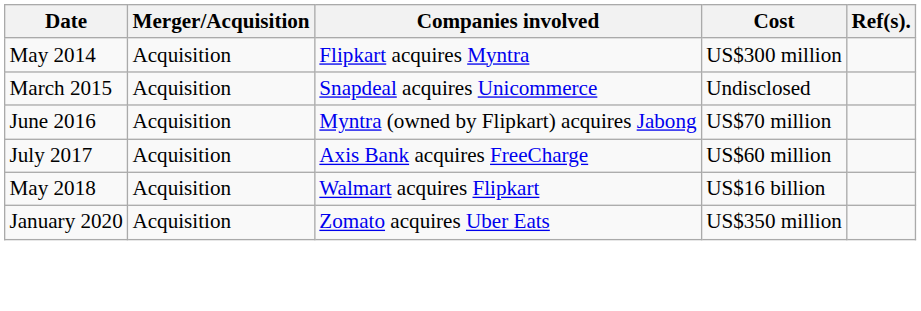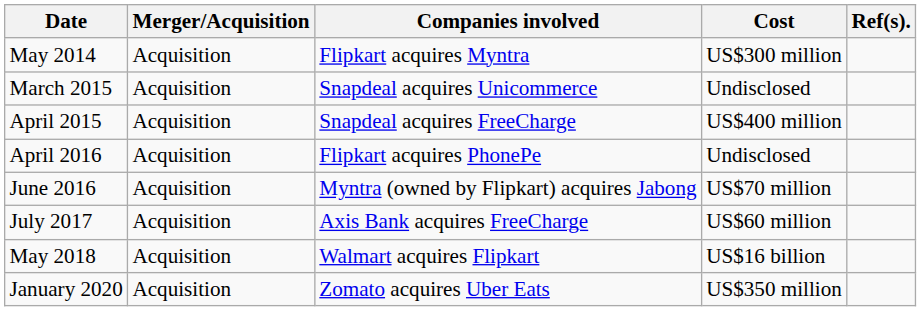+ row: (56, 121)
+ row: (56, 155)
